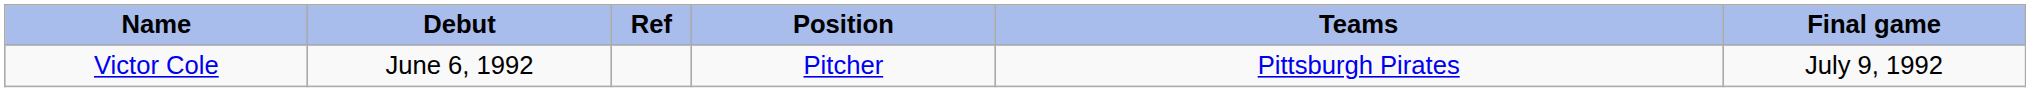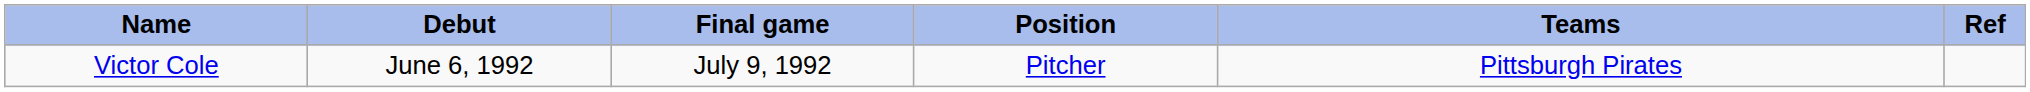columns swapped: (1874, 24) <-> (651, 24)
